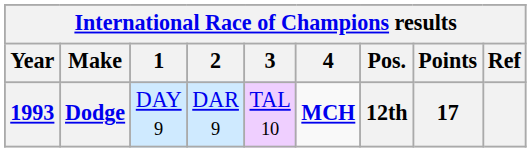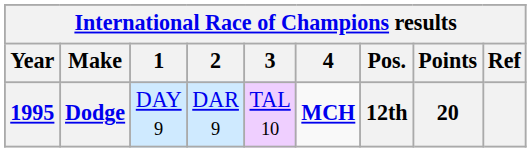(32, 113) 1993 -> (32, 113) 1995
(448, 113) 17 -> (448, 113) 20
